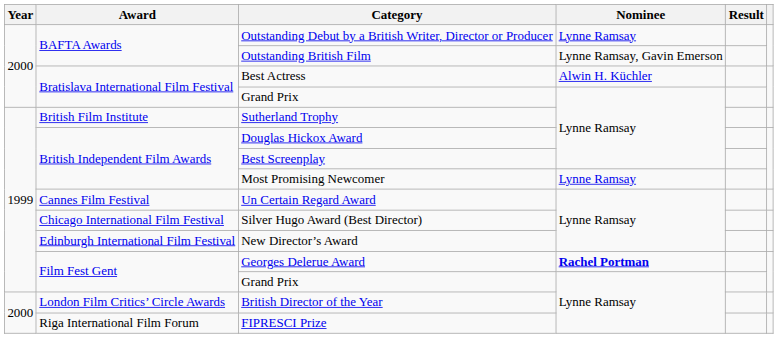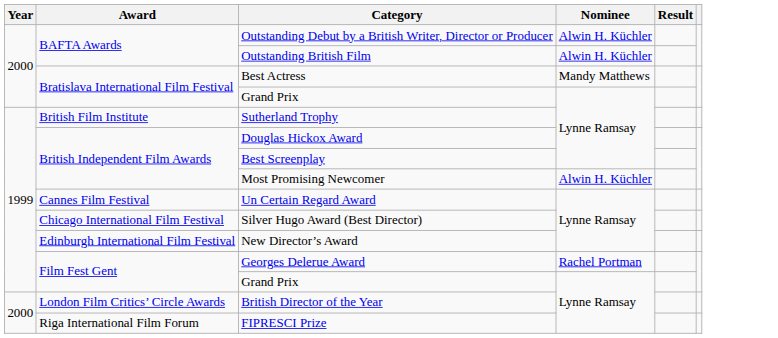(597, 35) Lynne Ramsay -> (605, 35) Alwin H. Küchler
(641, 55) Lynne Ramsay, Gavin Emerson -> (605, 55) Alwin H. Küchler
(605, 76) Alwin H. Küchler -> (604, 76) Mandy Matthews
(597, 179) Lynne Ramsay -> (605, 179) Alwin H. Küchler
(604, 261) bold -> (600, 261) normal
